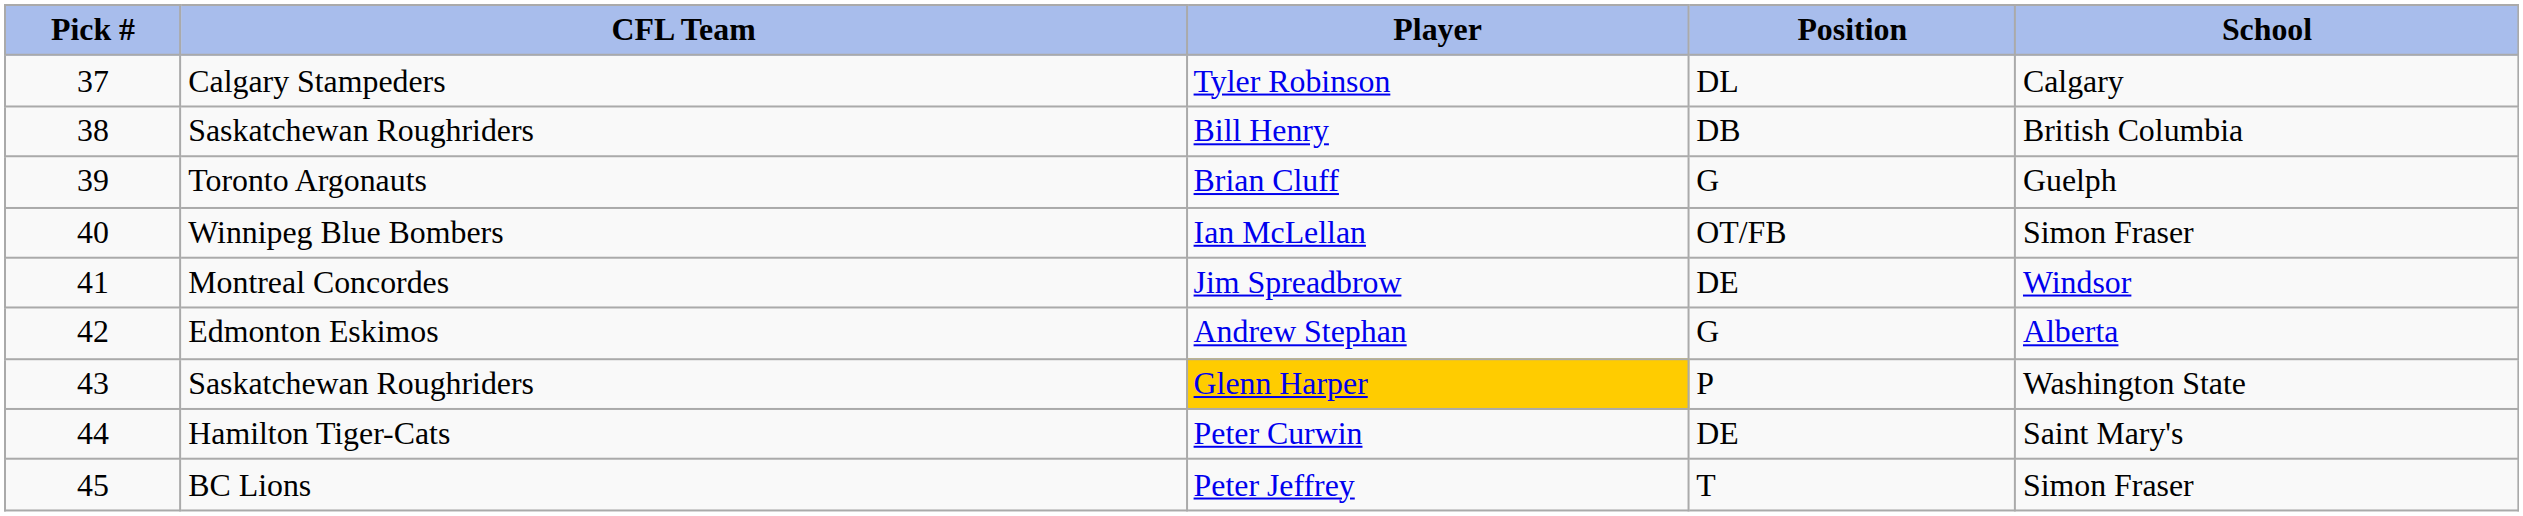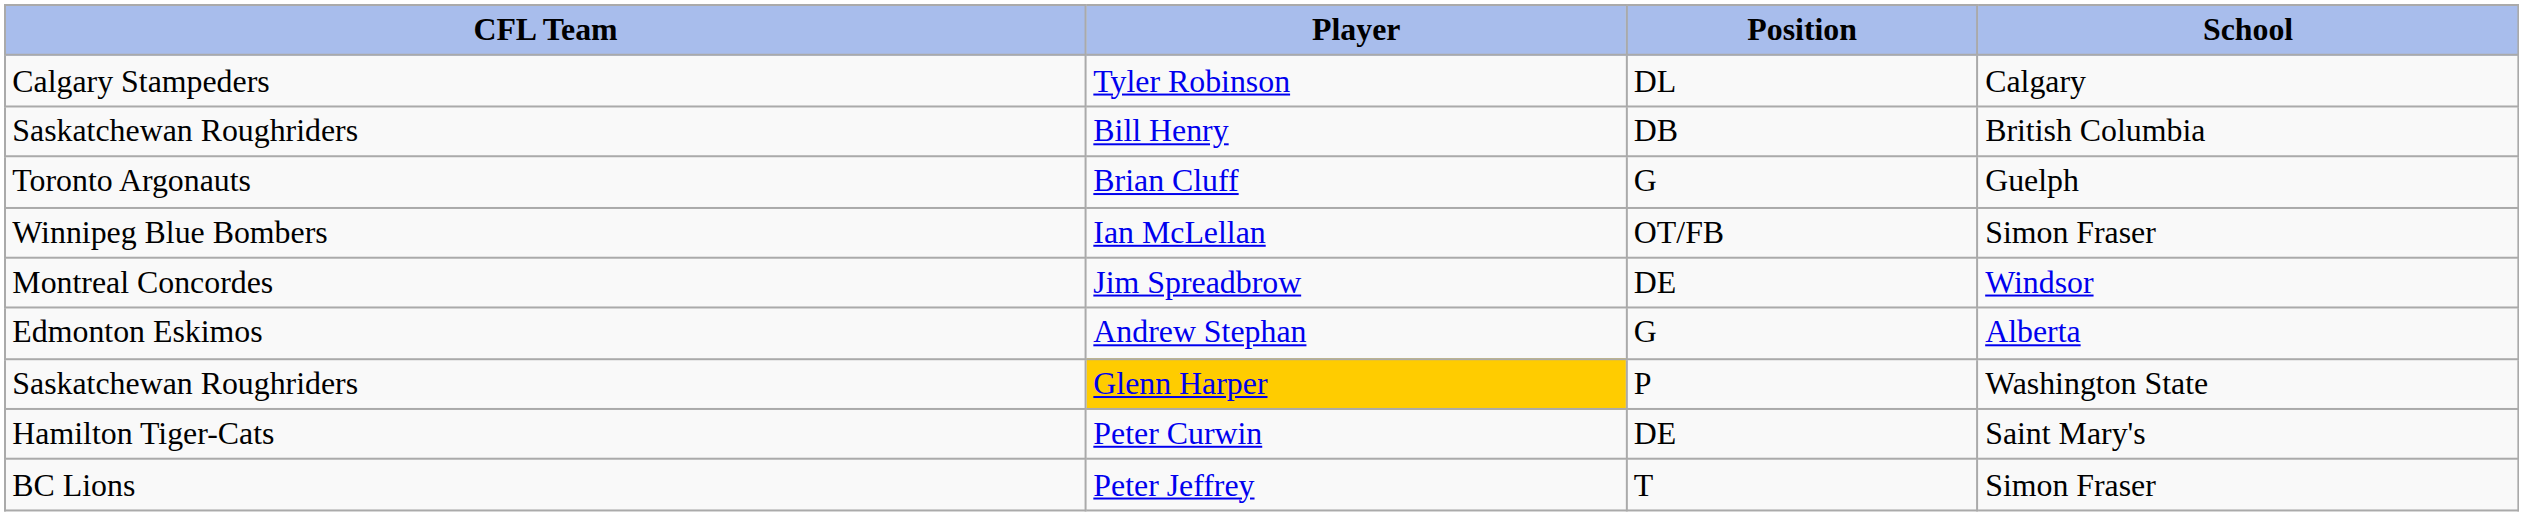- column: (93, 29)
